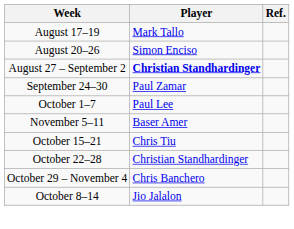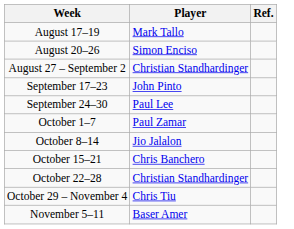(196, 68) bold -> (190, 68) normal
+ row: (67, 86)
(159, 86) Paul Zamar -> (153, 104) Paul Lee
(153, 104) Paul Lee -> (159, 123) Paul Zamar
rows swapped: (67, 196) <-> (67, 123)
(154, 141) Chris Tiu -> (169, 159) Chris Banchero
(169, 178) Chris Banchero -> (154, 196) Chris Tiu
